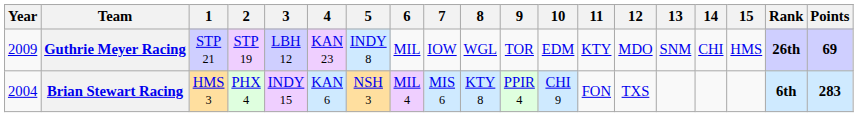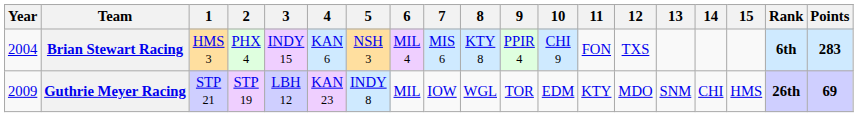rows swapped: (115, 91) <-> (115, 49)
